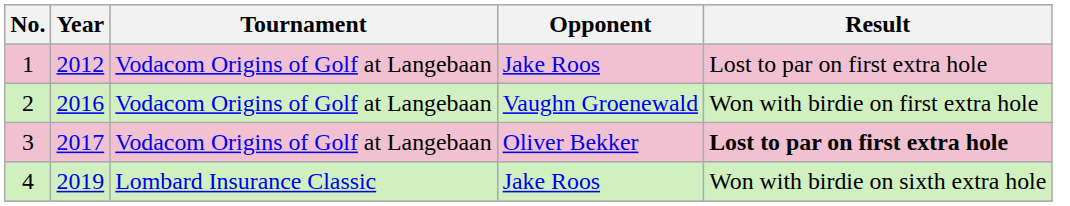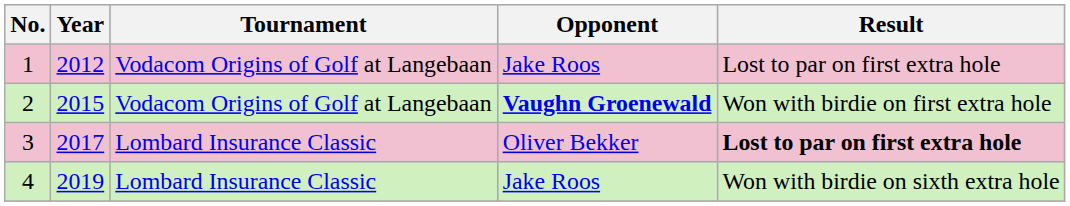(80, 103) 2016 -> (80, 103) 2015
(600, 103) normal -> (607, 103) bold
(303, 142) Vodacom Origins of Golf at Langebaan -> (246, 142) Lombard Insurance Classic
